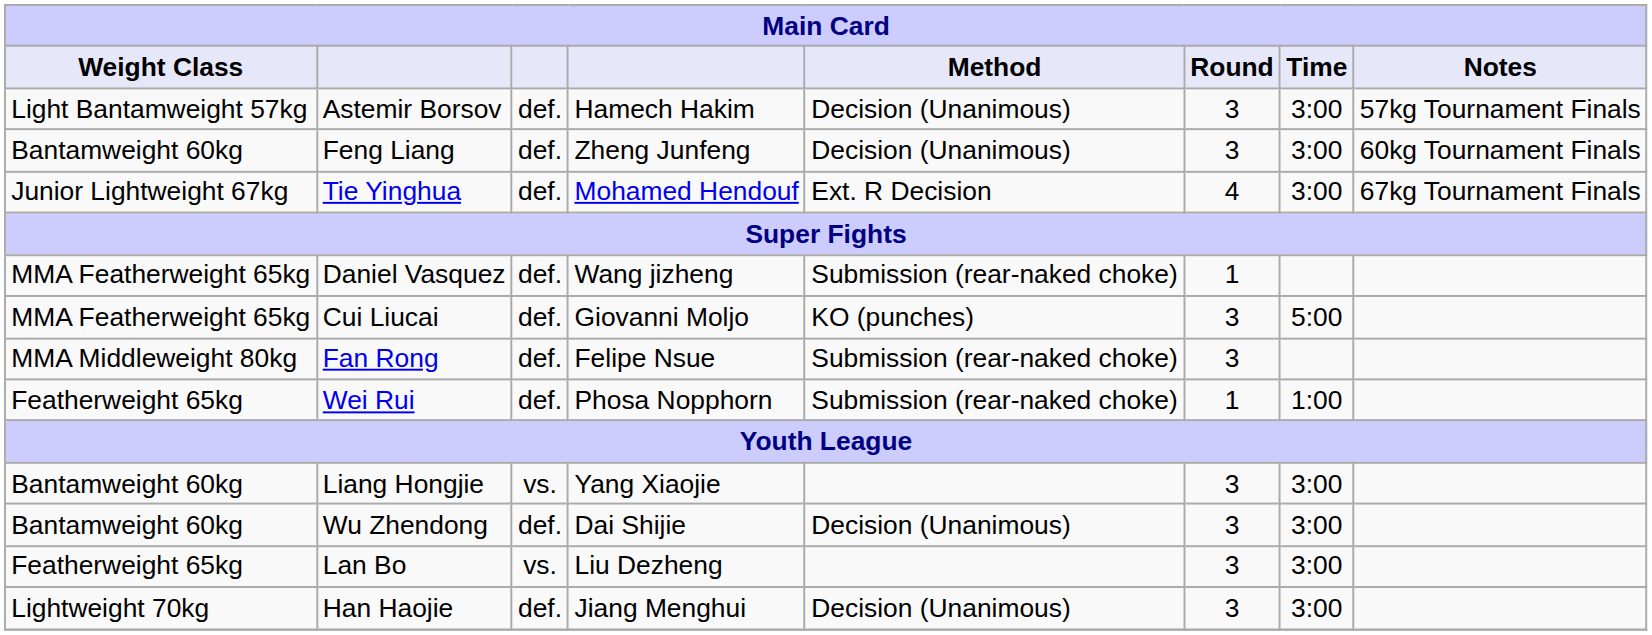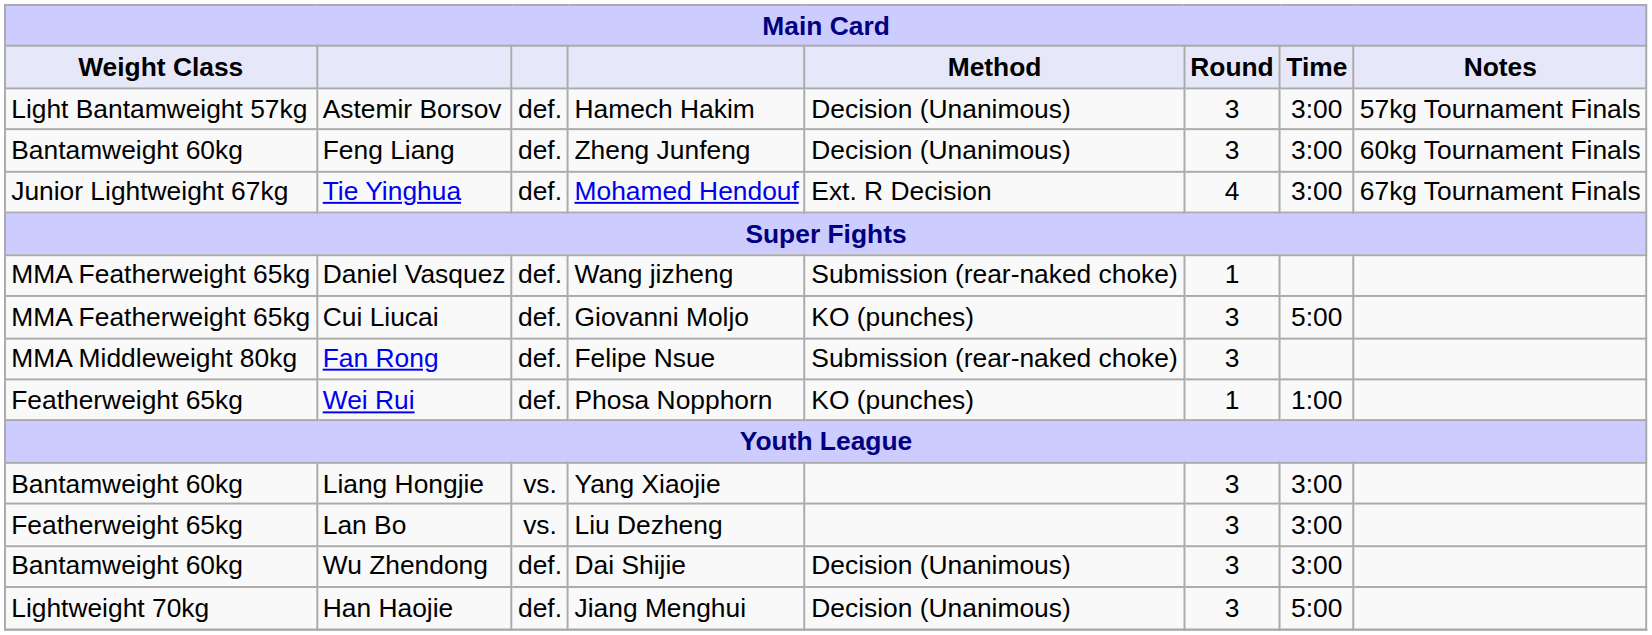(995, 400) Submission (rear-naked choke) -> (893, 400) KO (punches)
rows swapped: (365, 566) <-> (405, 524)
(1317, 608) 3:00 -> (1317, 608) 5:00
